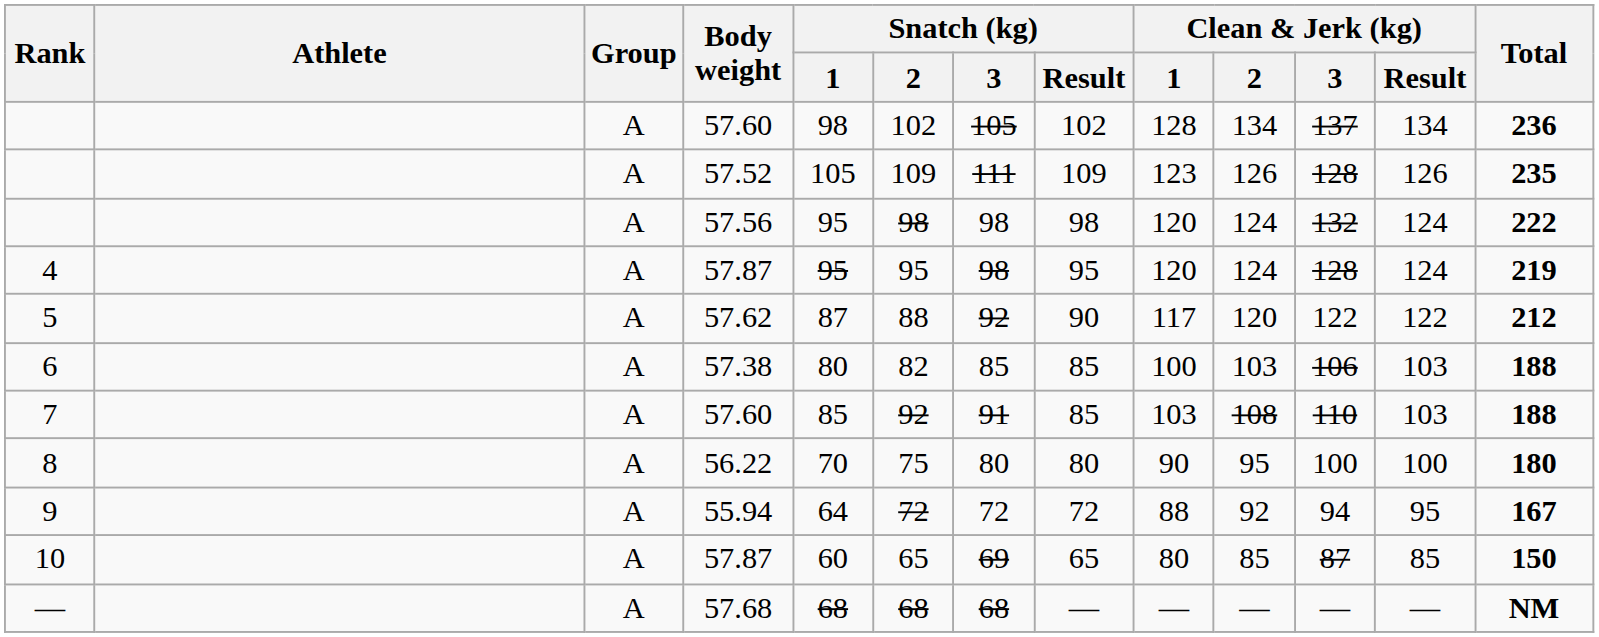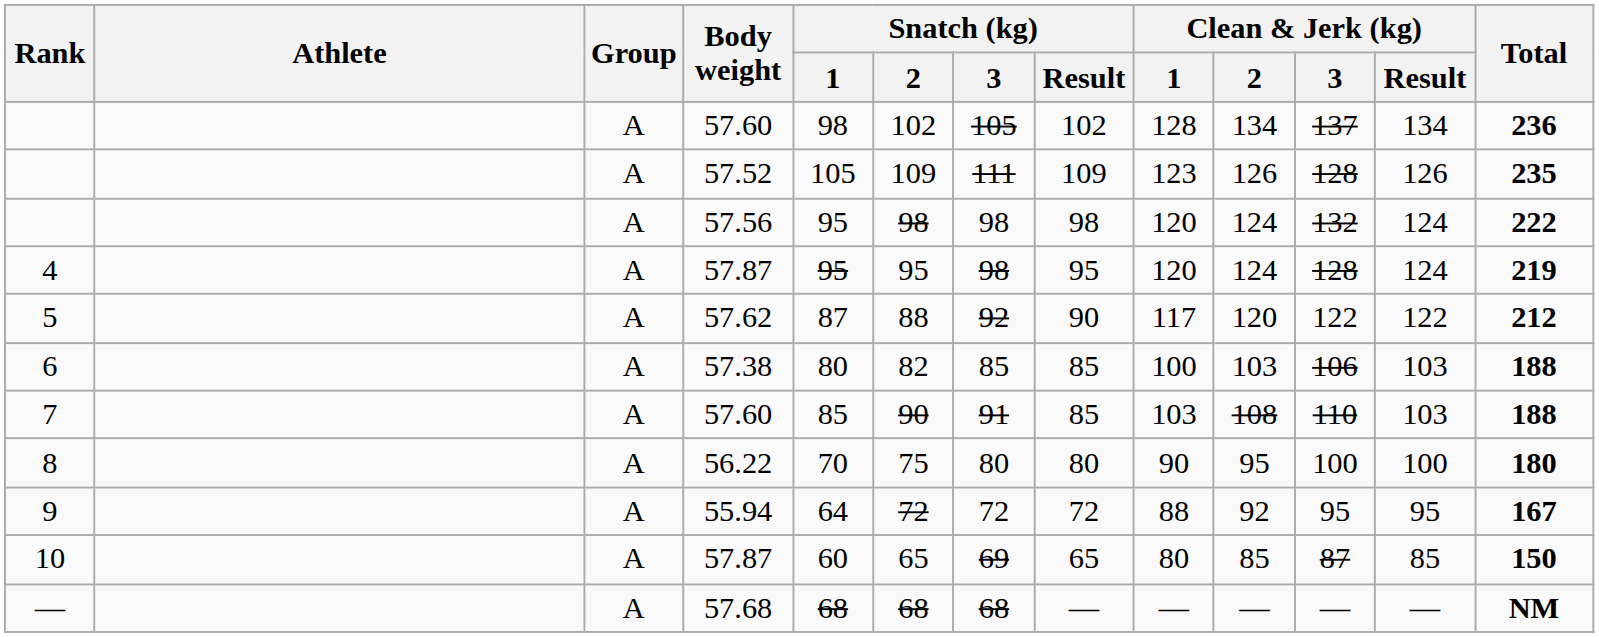(913, 414) 92 -> (913, 414) 90
(1335, 510) 94 -> (1335, 510) 95
